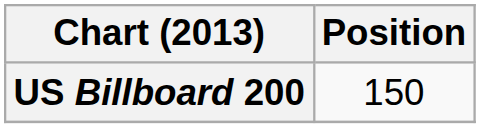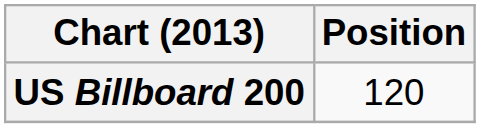(394, 91) 150 -> (394, 91) 120
